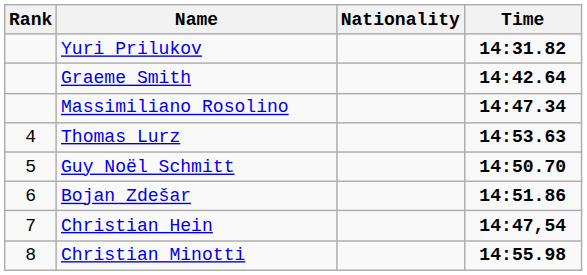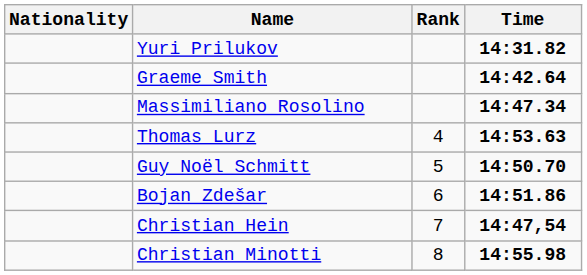columns swapped: (31, 19) <-> (400, 19)
